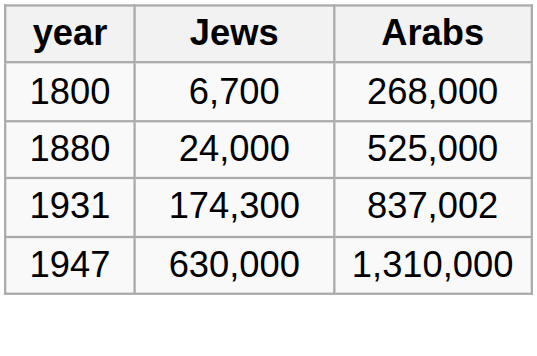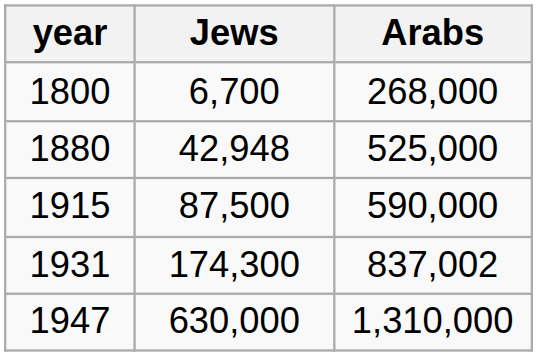(234, 148) 24,000 -> (234, 148) 42,948
+ row: (70, 206)
